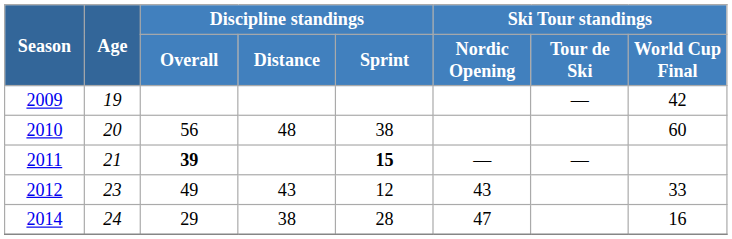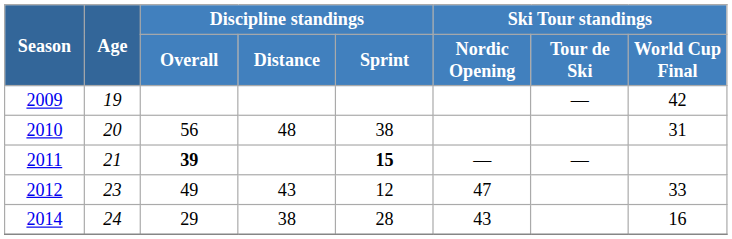(678, 130) 60 -> (678, 130) 31
(482, 190) 43 -> (482, 190) 47
(482, 219) 47 -> (482, 219) 43
